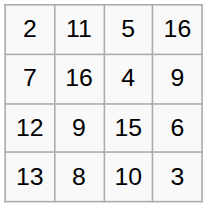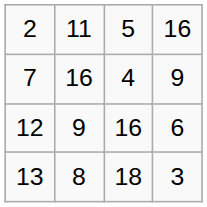(128, 127) 15 -> (128, 127) 16
(128, 176) 10 -> (128, 176) 18
